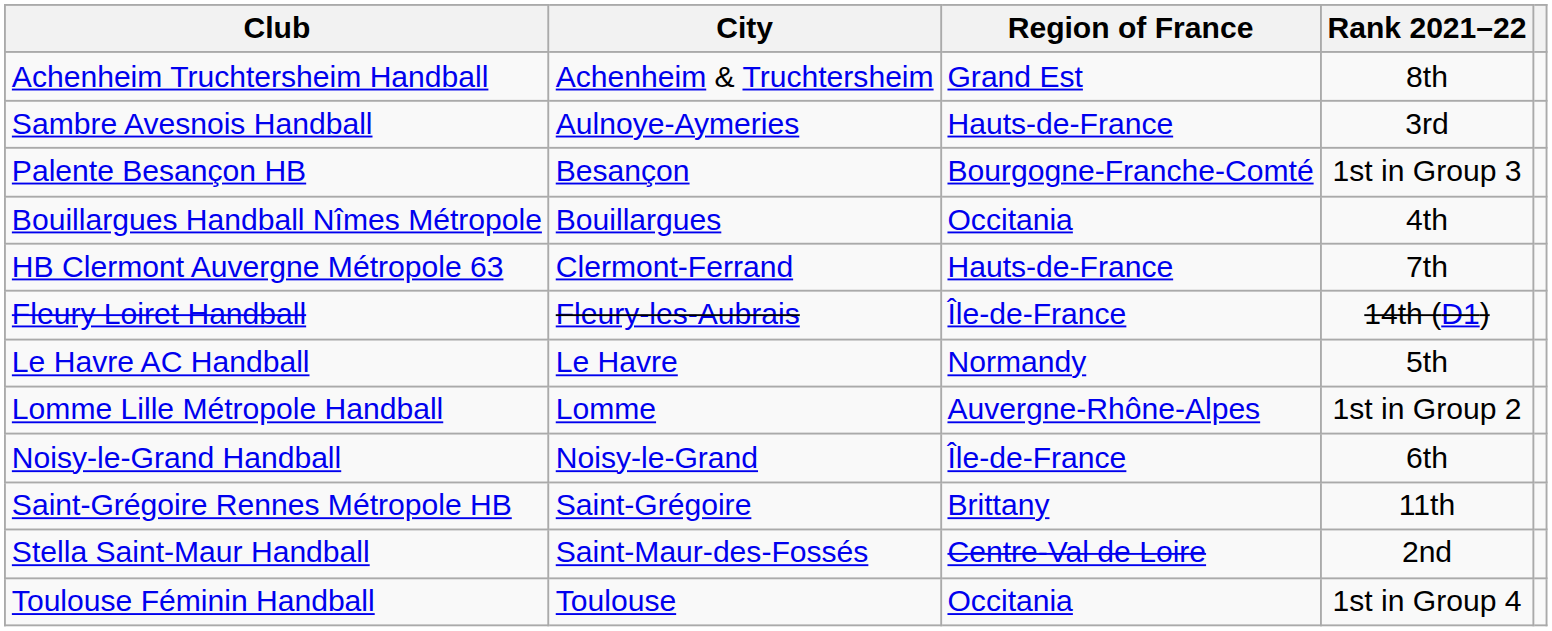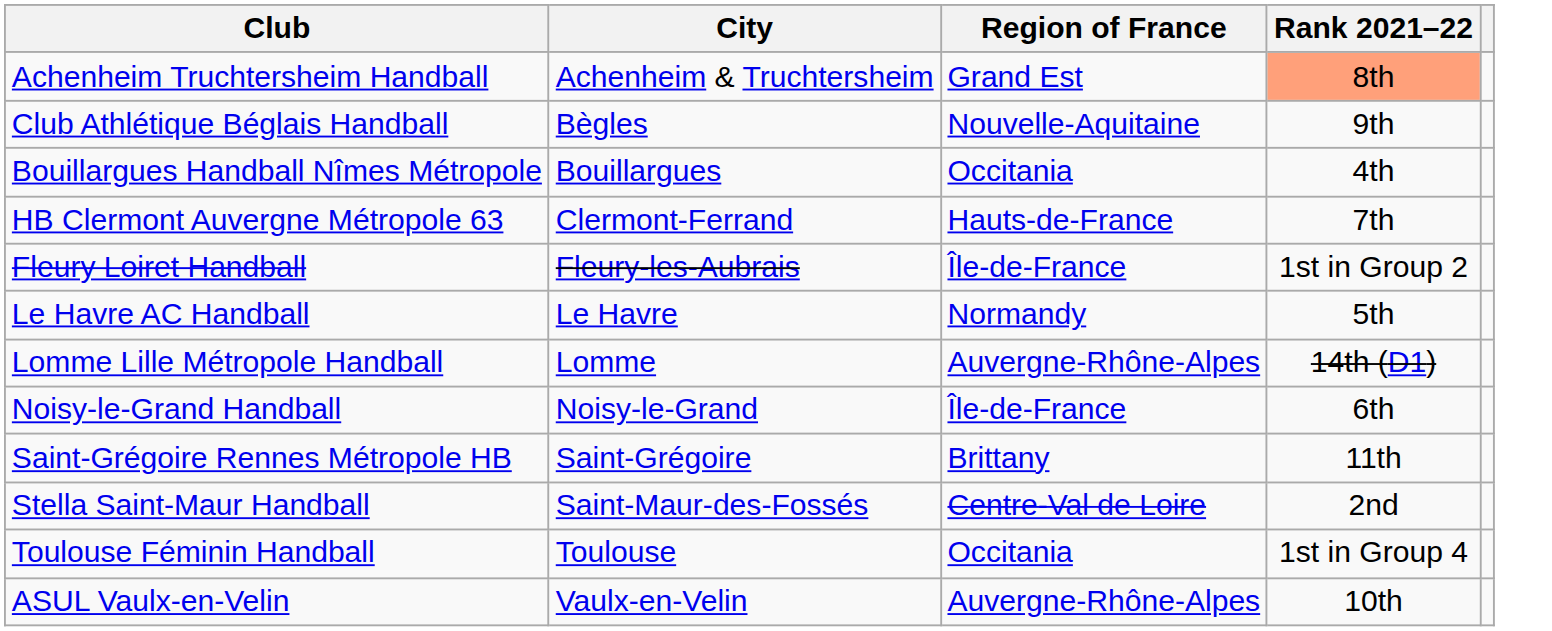(1427, 76) no background -> (1374, 76) lightsalmon background
- row: (192, 123)
+ row: (230, 123)
- row: (159, 171)
(1427, 314) 14th (D1) -> (1374, 266) 1st in Group 2
(1427, 409) 1st in Group 2 -> (1374, 362) 14th (D1)
+ row: (151, 600)
